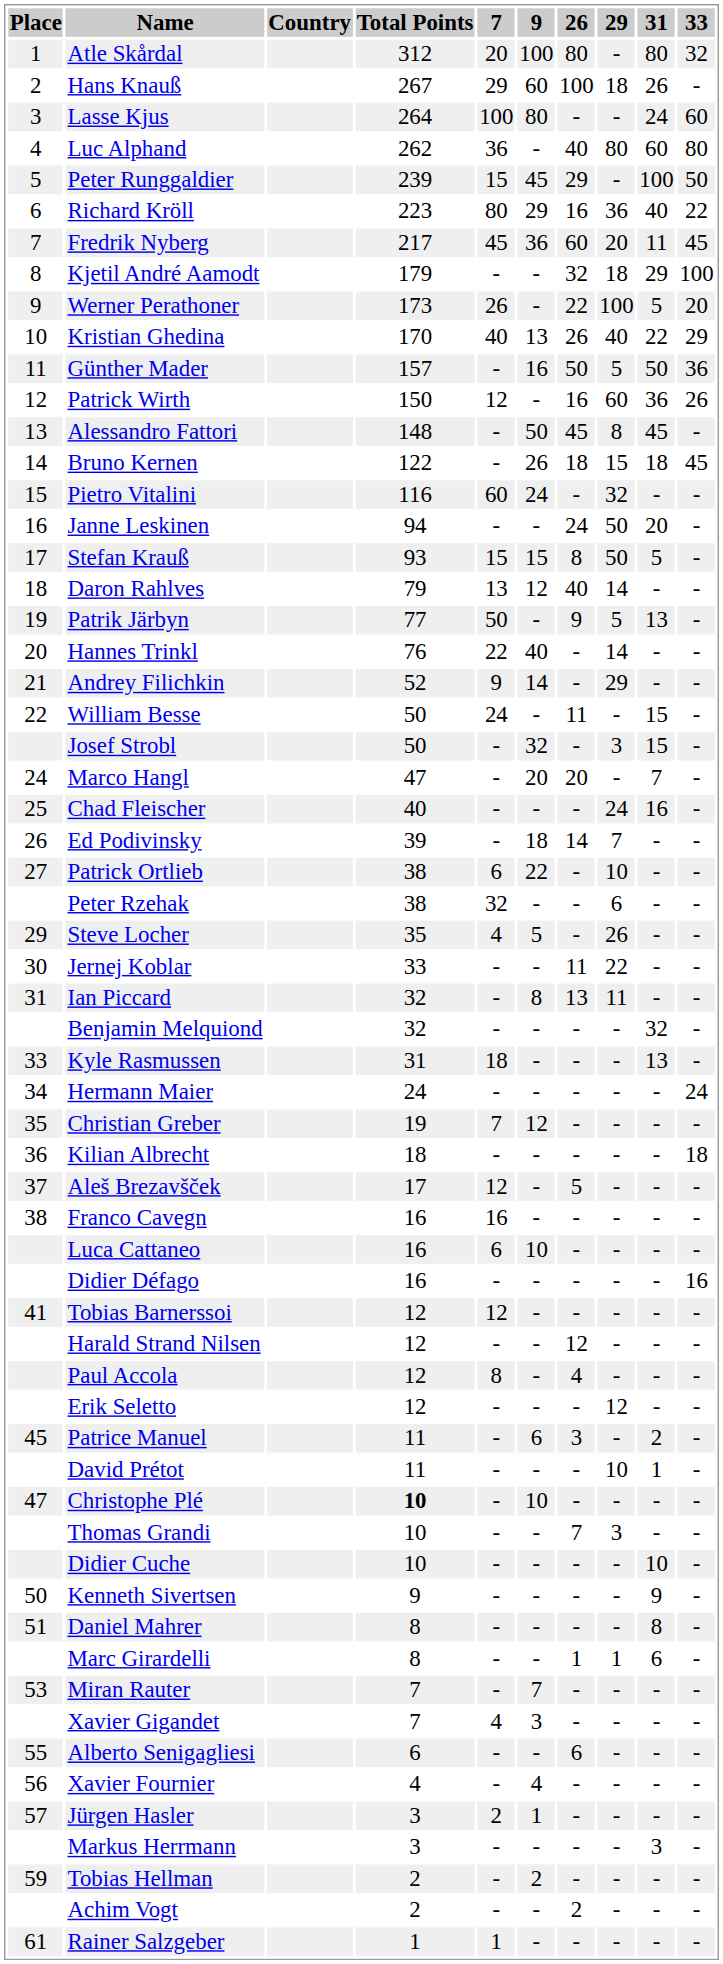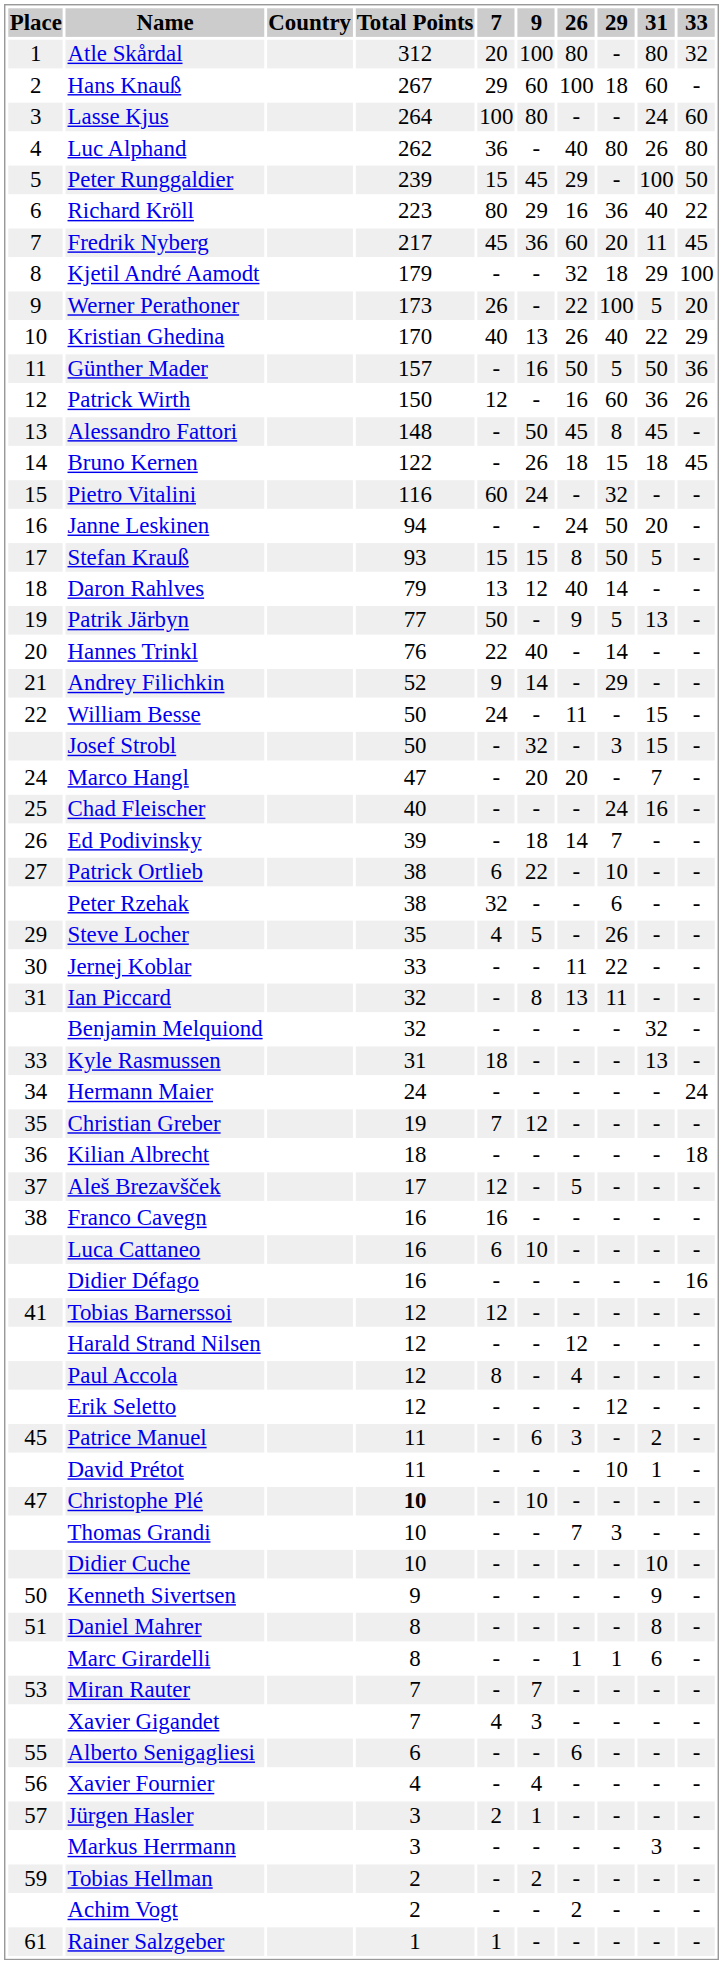(657, 85) 26 -> (657, 85) 60
(657, 148) 60 -> (657, 148) 26
